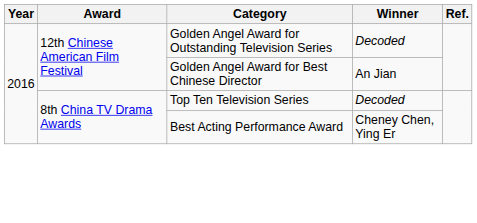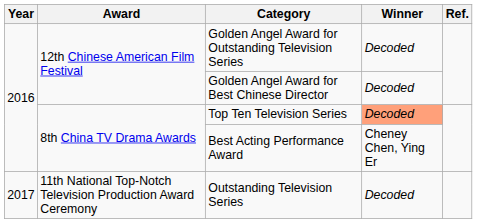(376, 74) An Jian -> (389, 87) Decoded
(380, 100) no background -> (389, 114) lightsalmon background
+ row: (270, 195)
